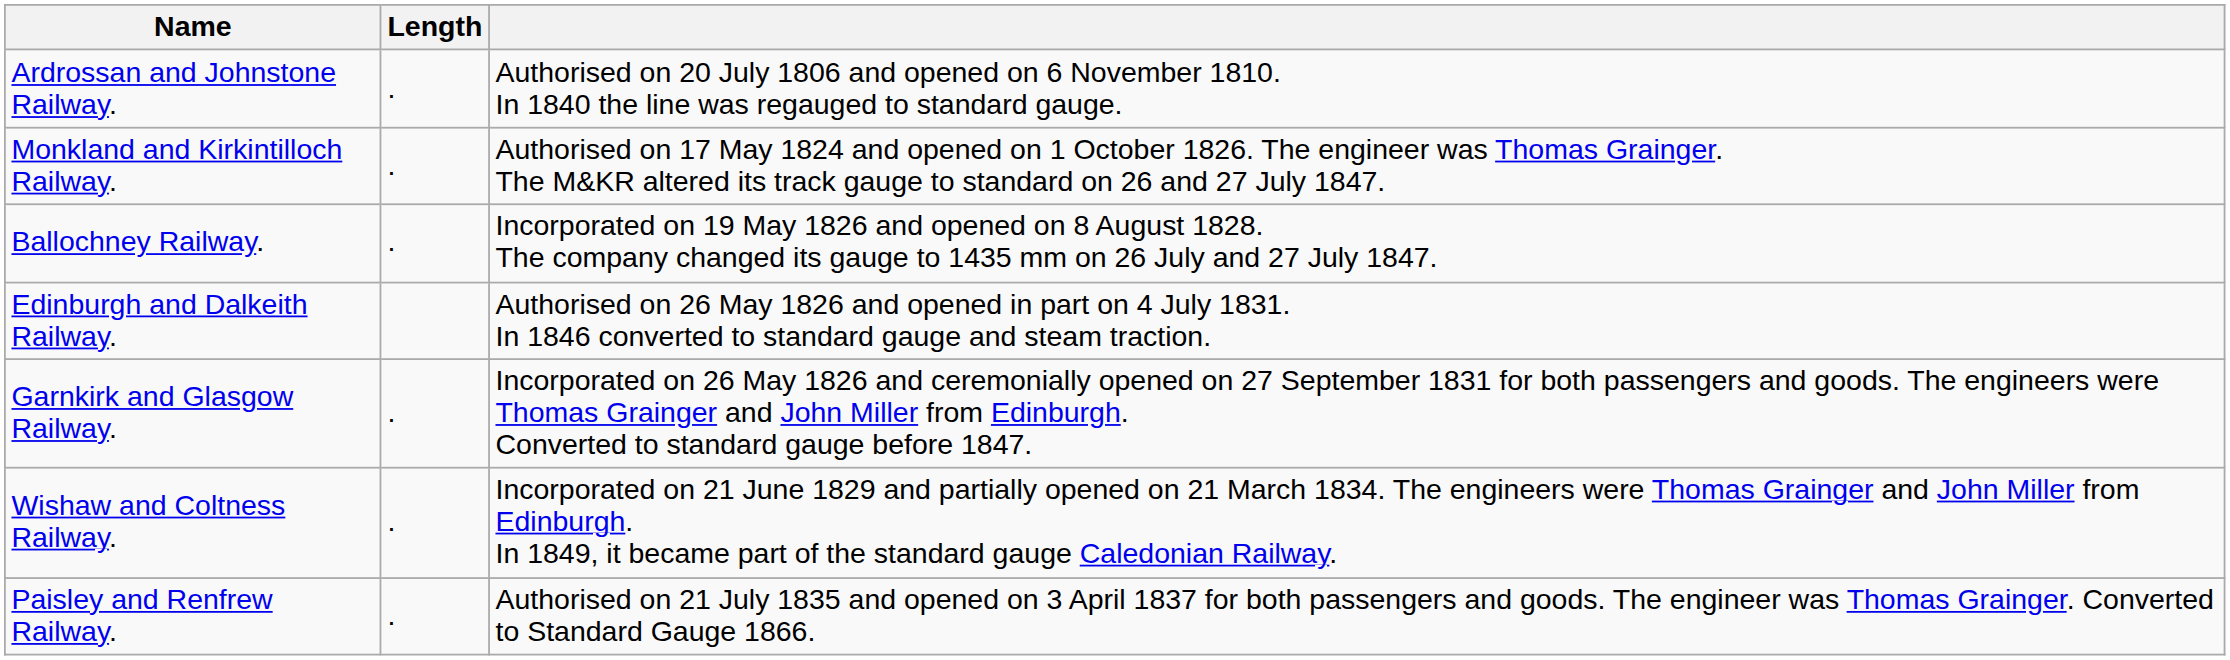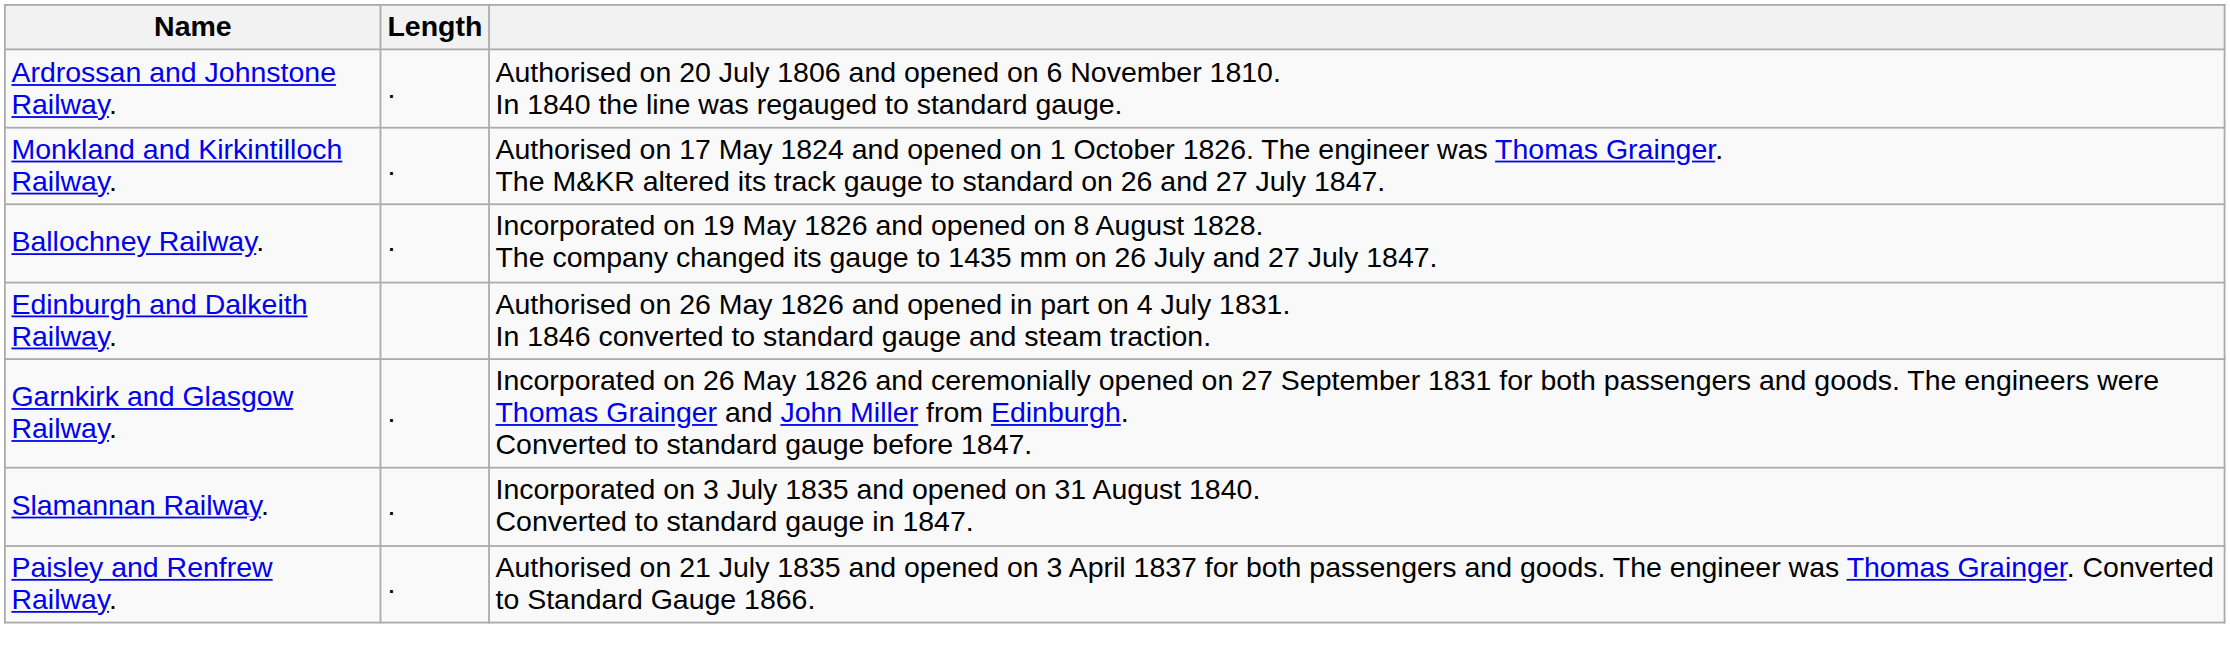- row: (148, 522)
+ row: (140, 506)
